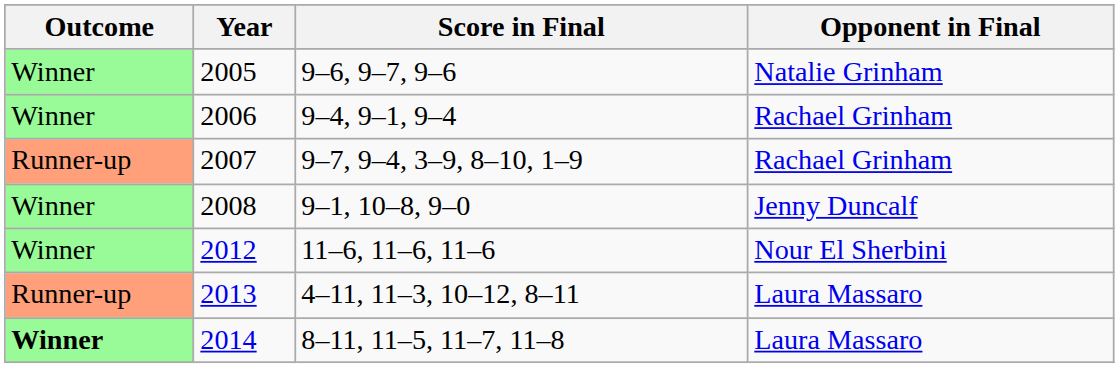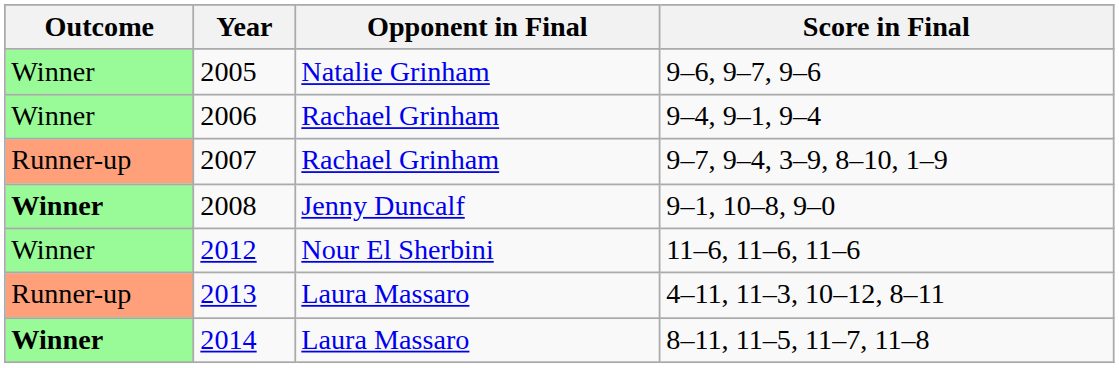columns swapped: (930, 26) <-> (521, 26)
(53, 205) normal -> (57, 205) bold
